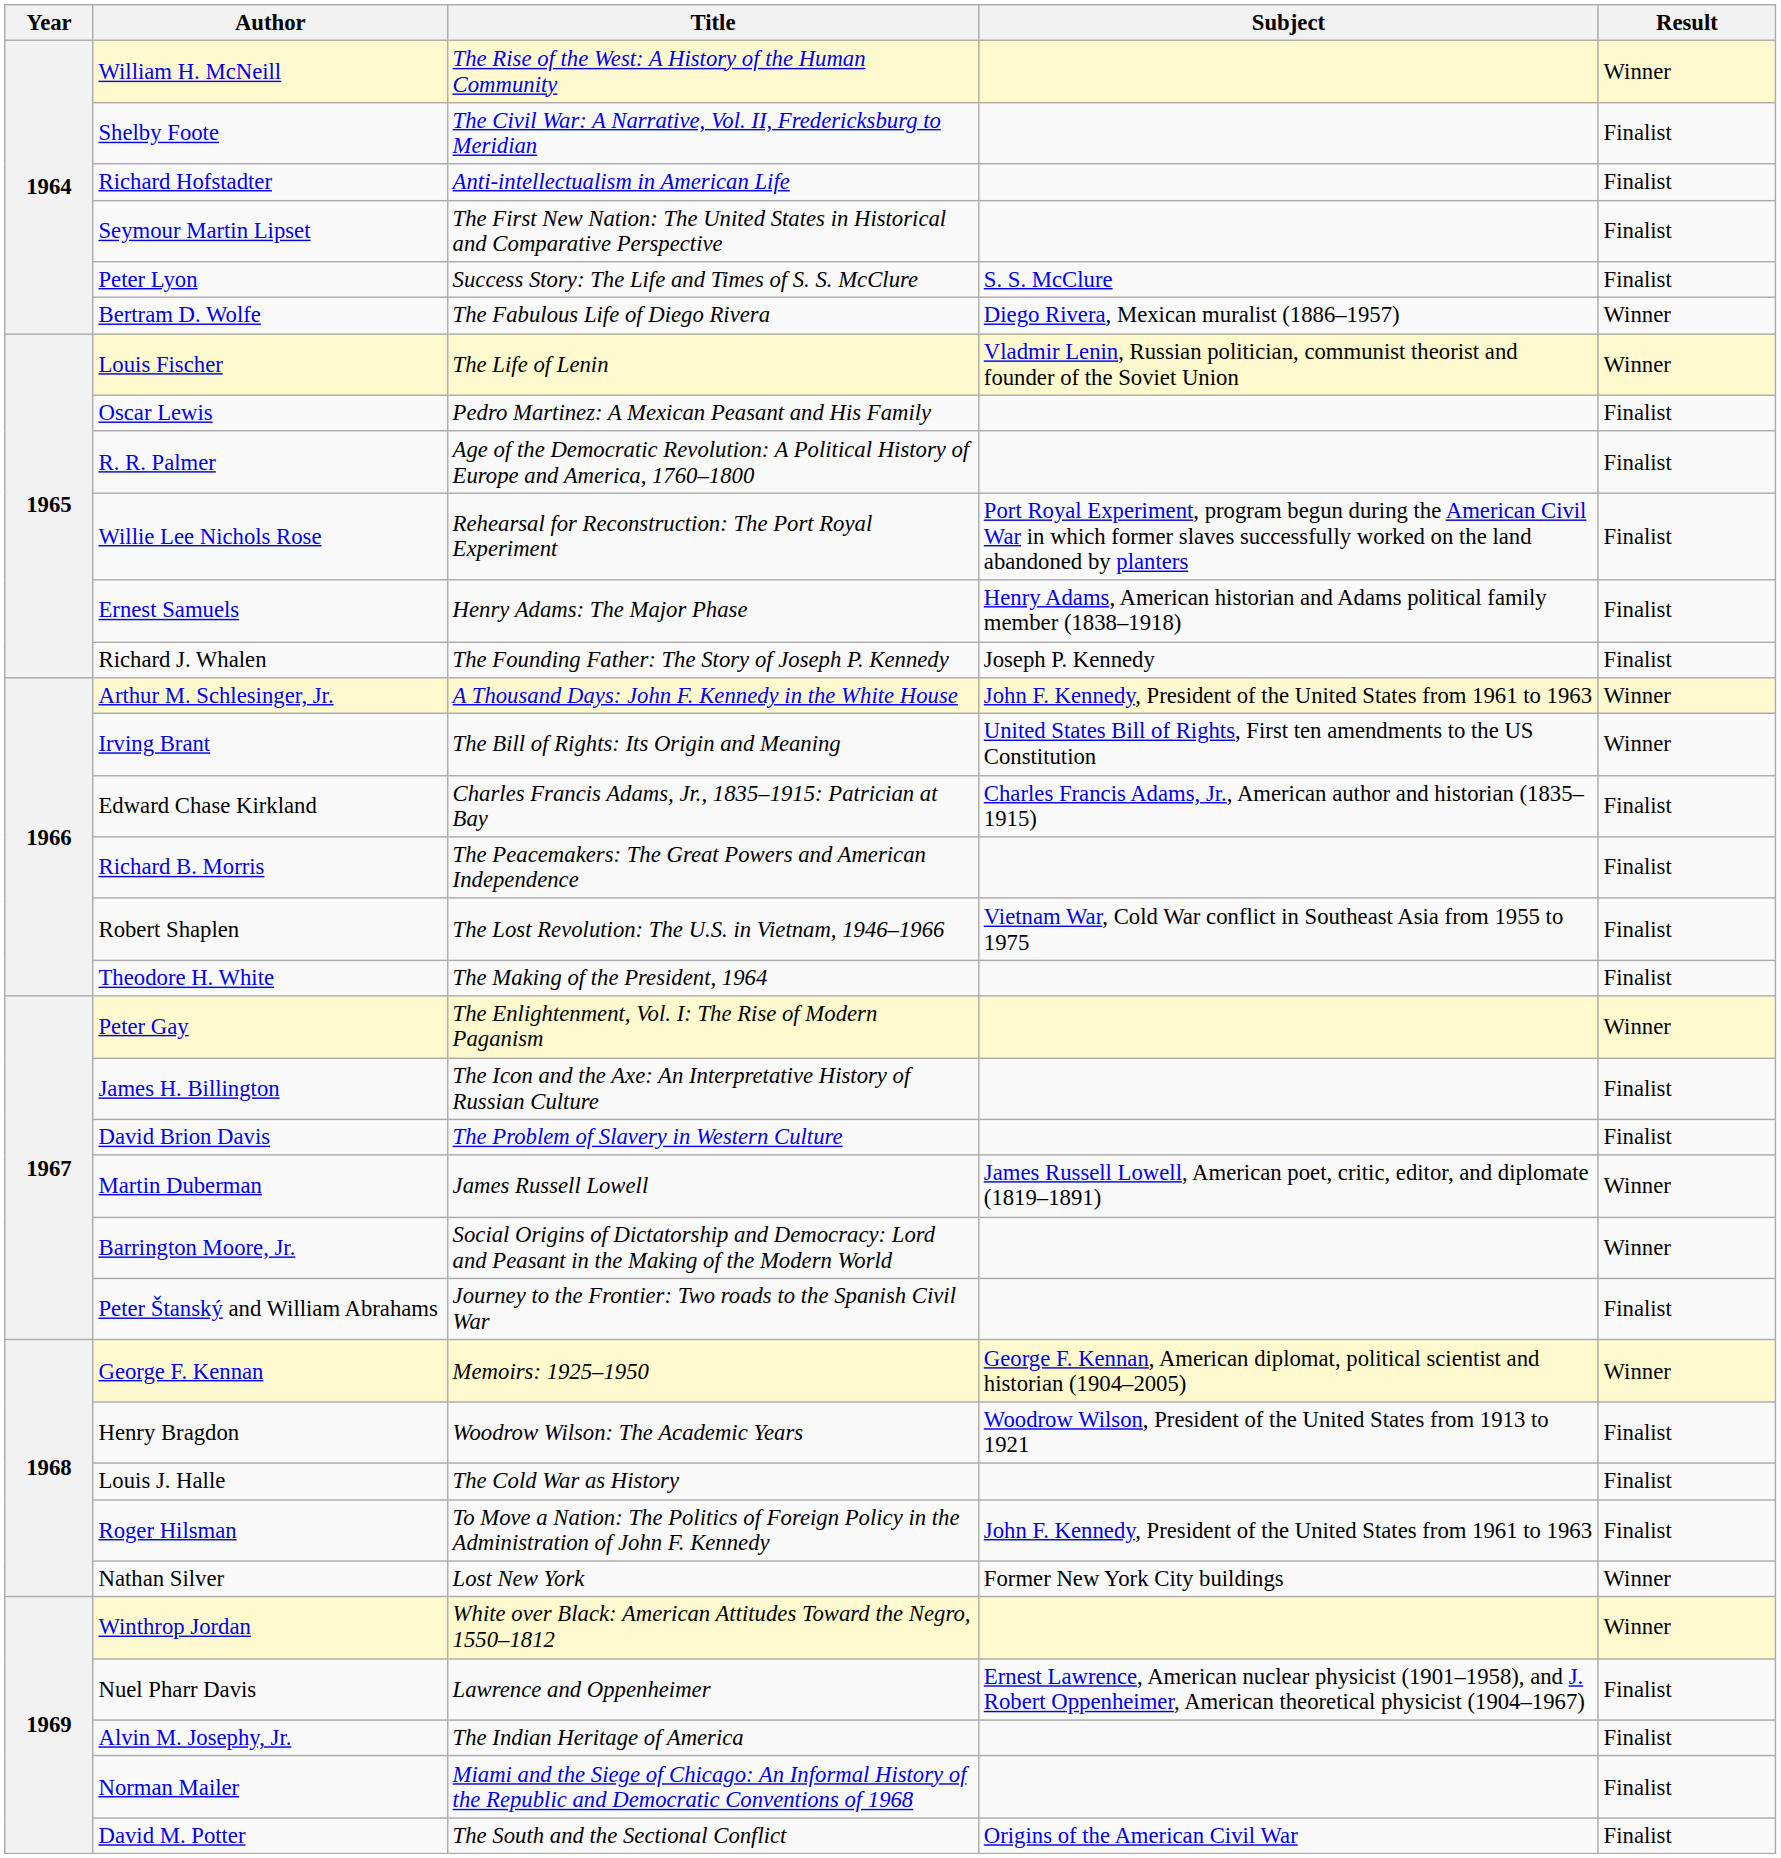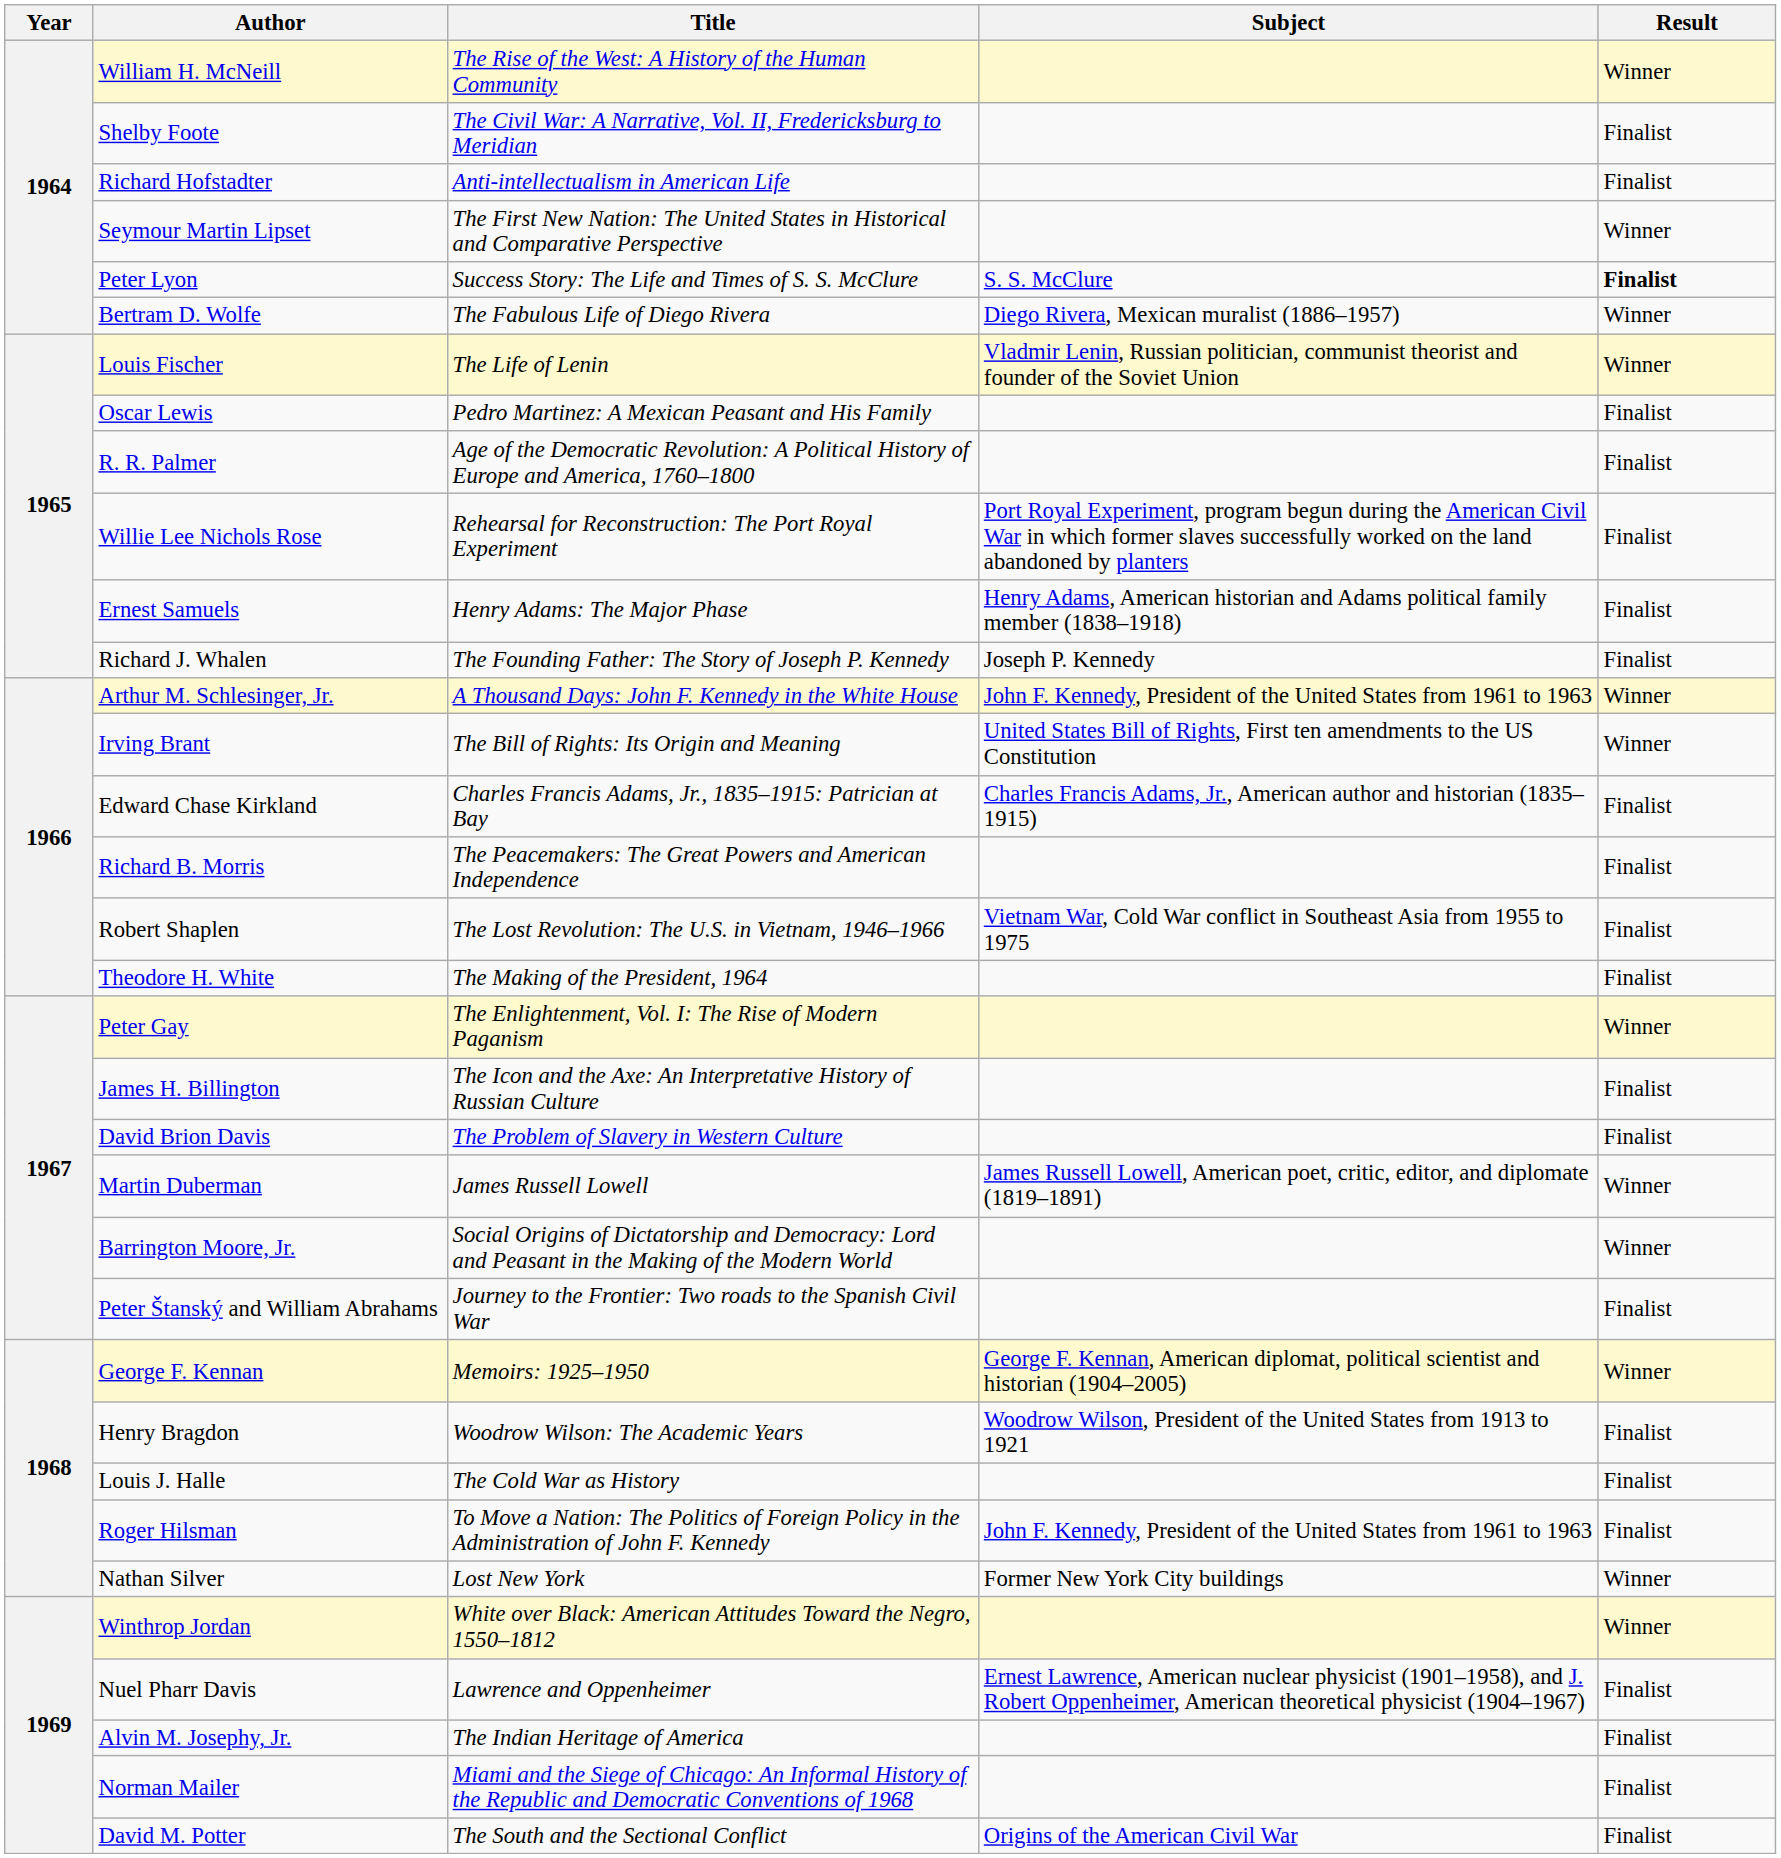(1638, 230) Finalist -> (1637, 230) Winner
(1638, 279) normal -> (1640, 279) bold
